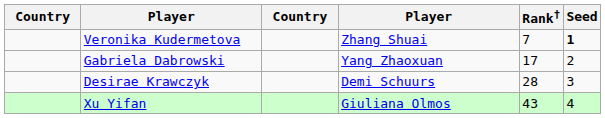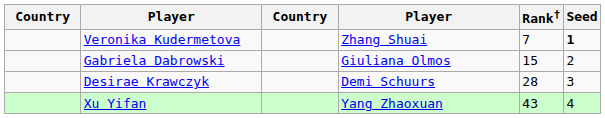(392, 61) Yang Zhaoxuan -> (396, 61) Giuliana Olmos
(530, 61) 17 -> (530, 61) 15
(396, 103) Giuliana Olmos -> (392, 103) Yang Zhaoxuan
